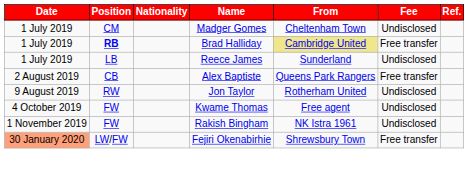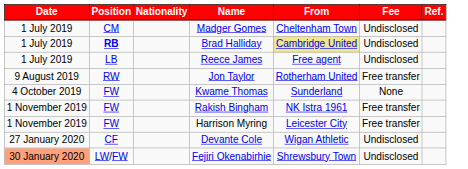(409, 44) Free transfer -> (391, 44) Undisclosed
(326, 60) Sunderland -> (317, 60) Free agent
- row: (231, 76)
(409, 92) Undisclosed -> (391, 76) Free transfer
(326, 108) Free agent -> (317, 92) Sunderland
(409, 108) Undisclosed -> (391, 92) None
(409, 124) Undisclosed -> (391, 108) Free transfer
+ row: (231, 124)
+ row: (231, 140)
(409, 140) Free transfer -> (391, 156) Undisclosed
